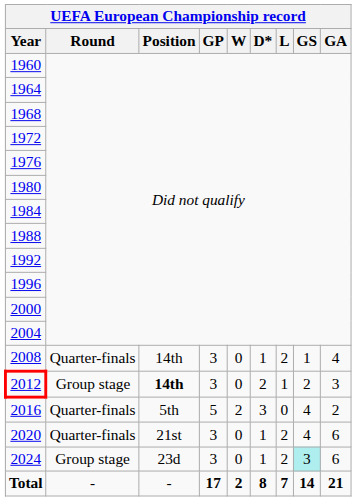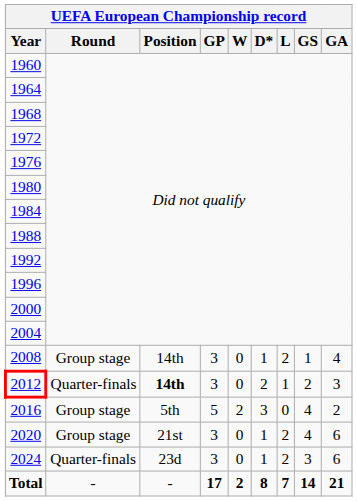(93, 358) Quarter-finals -> (93, 358) Group stage
(93, 384) Group stage -> (94, 384) Quarter-finals
(93, 409) Quarter-finals -> (93, 409) Group stage
(93, 434) Quarter-finals -> (93, 434) Group stage
(93, 458) Group stage -> (93, 458) Quarter-finals
(307, 458) paleturquoise background -> (308, 458) no background
